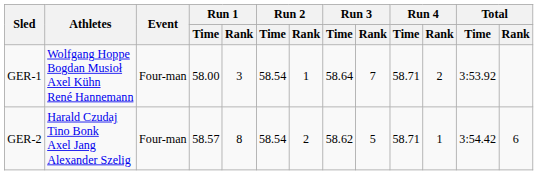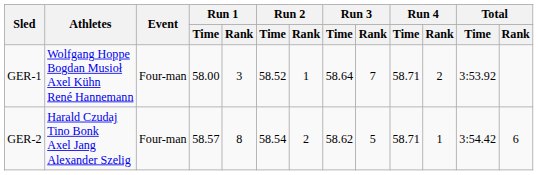(273, 76) 58.54 -> (273, 76) 58.52
